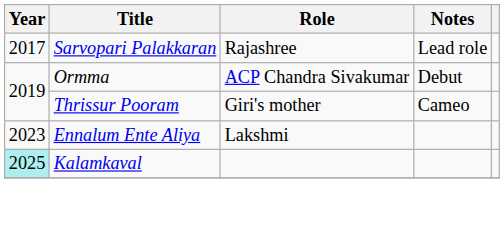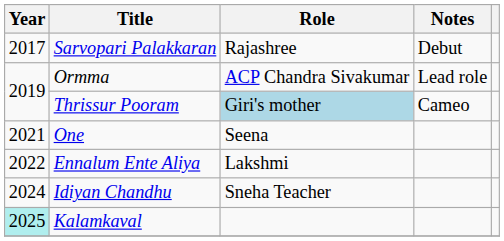(453, 47) Lead role -> (440, 47) Debut
(440, 76) Debut -> (453, 76) Lead role
(273, 105) no background -> (273, 105) lightblue background
+ row: (69, 134)
(27, 134) 2023 -> (27, 163) 2022
+ row: (113, 192)
